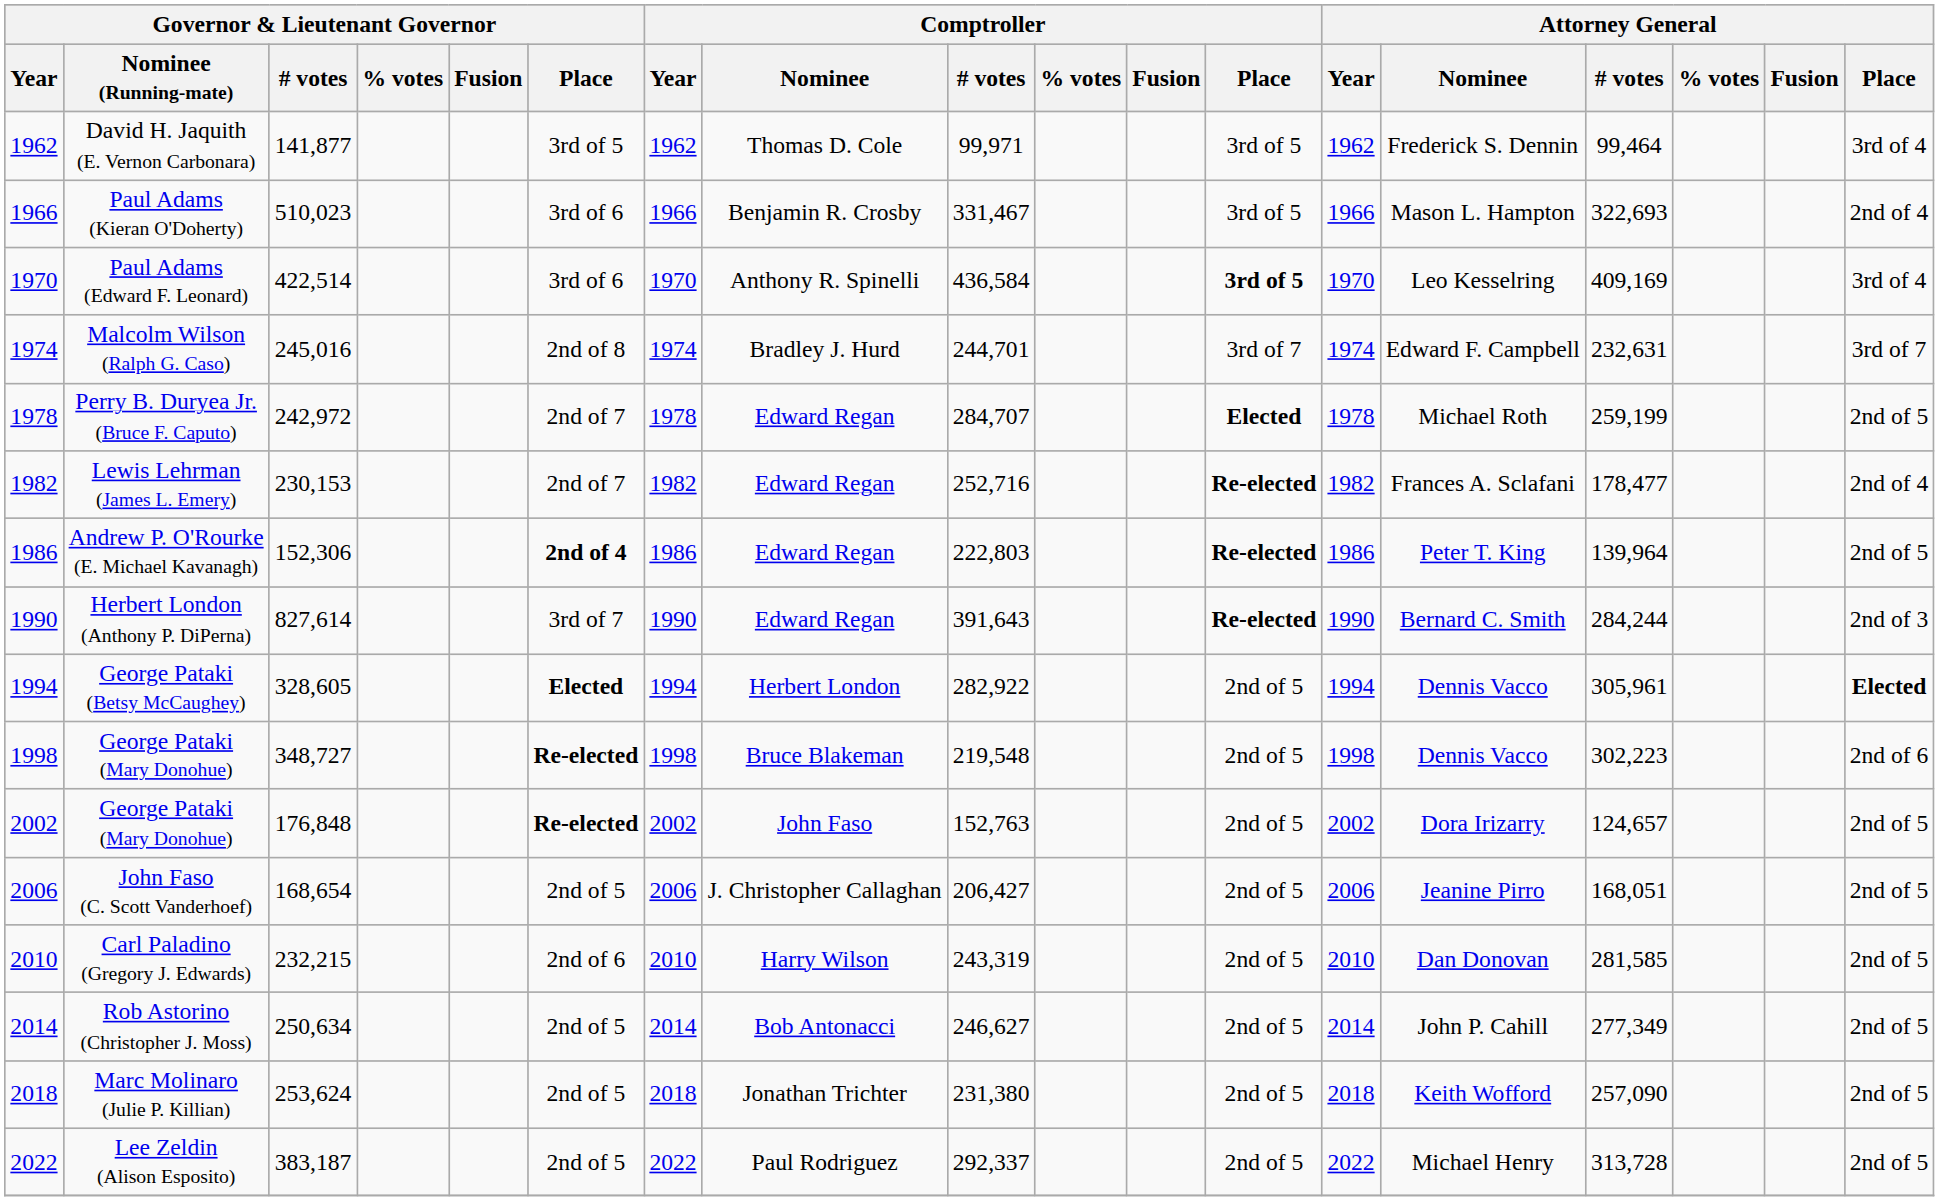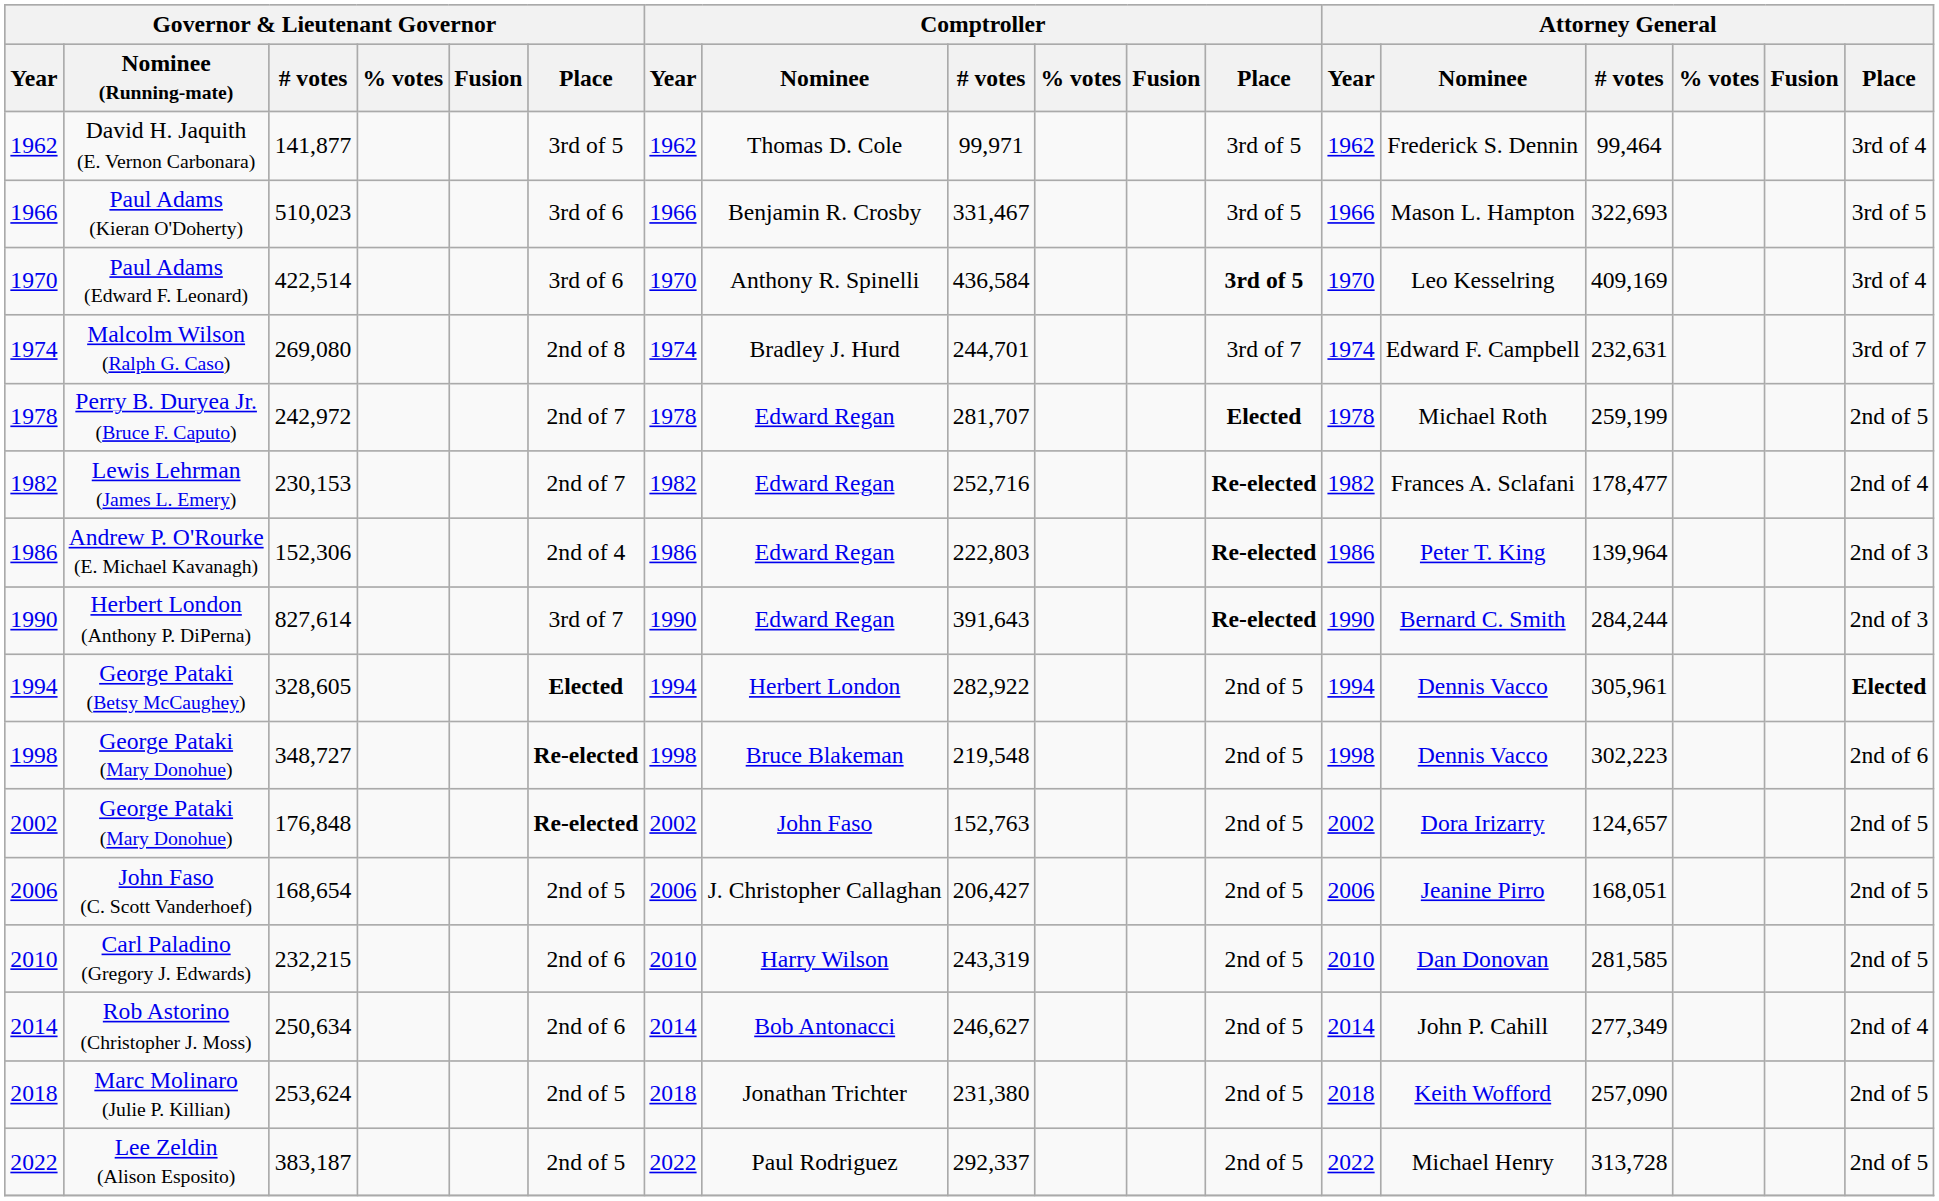(1889, 213) 2nd of 4 -> (1889, 213) 3rd of 5
(313, 348) 245,016 -> (313, 348) 269,080
(991, 416) 284,707 -> (991, 416) 281,707
(586, 552) bold -> (586, 552) normal
(1889, 552) 2nd of 5 -> (1889, 552) 2nd of 3
(586, 1026) 2nd of 5 -> (586, 1026) 2nd of 6
(1889, 1026) 2nd of 5 -> (1889, 1026) 2nd of 4
